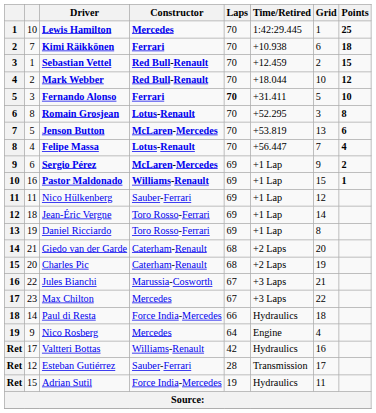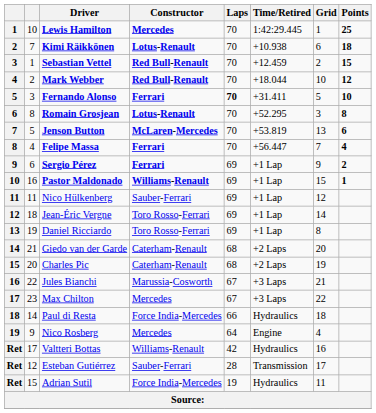(148, 46) Ferrari -> (163, 46) Lotus-Renault
(163, 147) Lotus-Renault -> (148, 147) Ferrari
(175, 163) McLaren-Mercedes -> (148, 163) Ferrari
